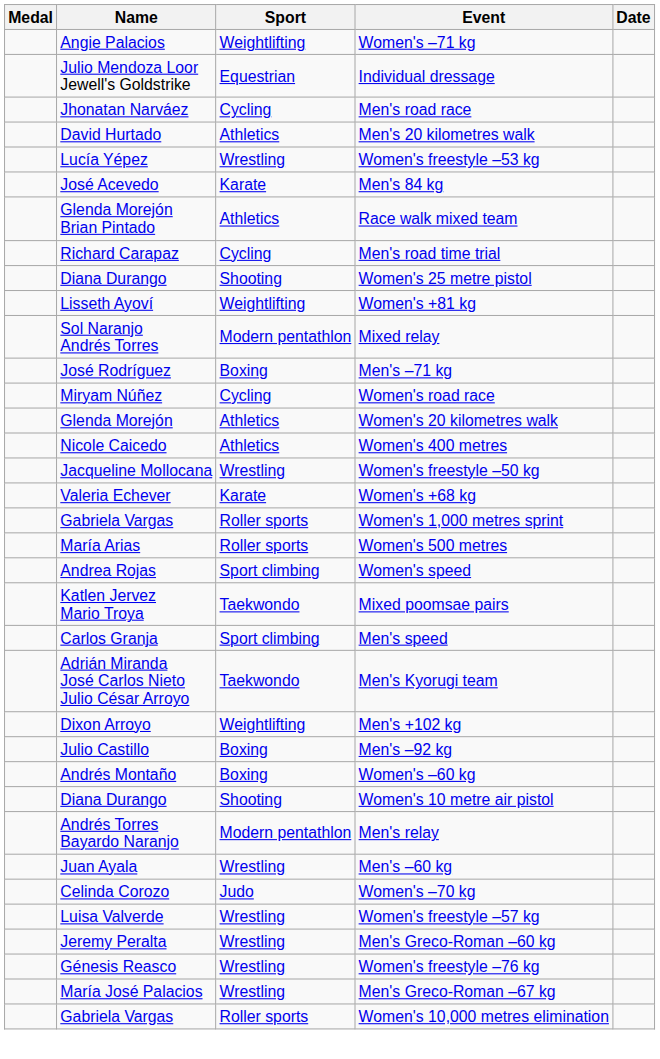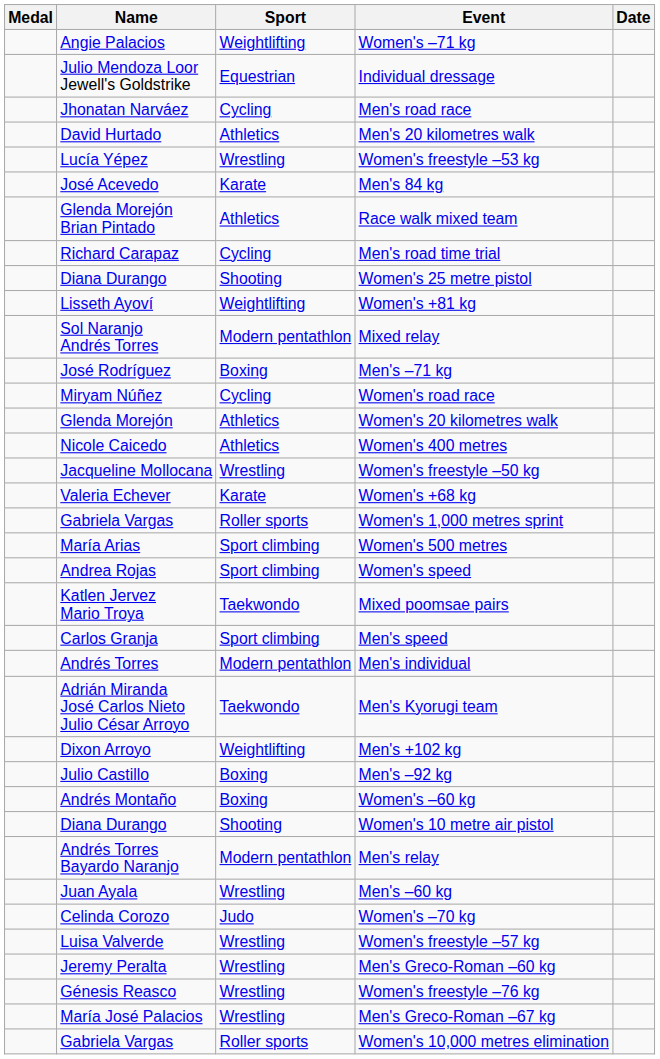(264, 546) Roller sports -> (270, 546) Sport climbing
+ row: (415, 664)
